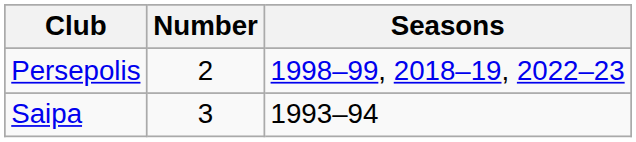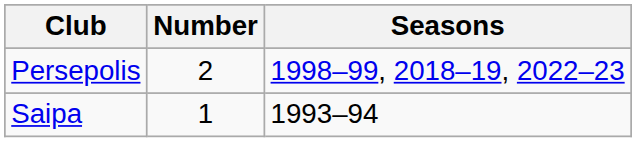(206, 114) 3 -> (206, 114) 1
